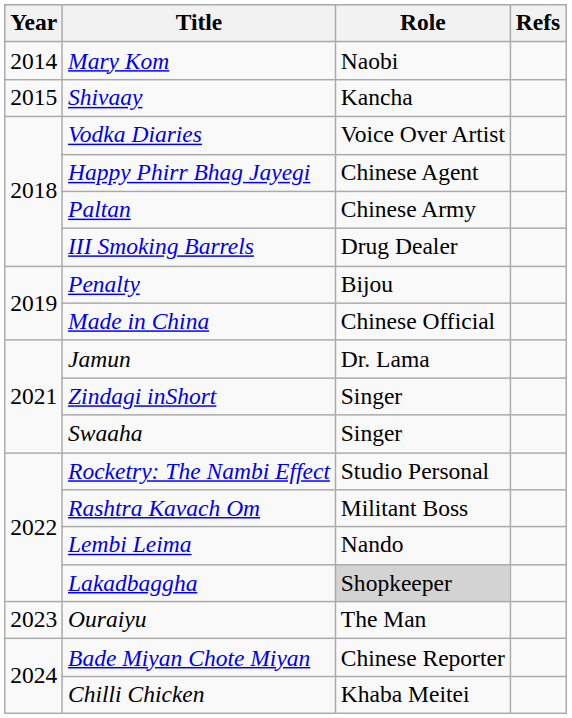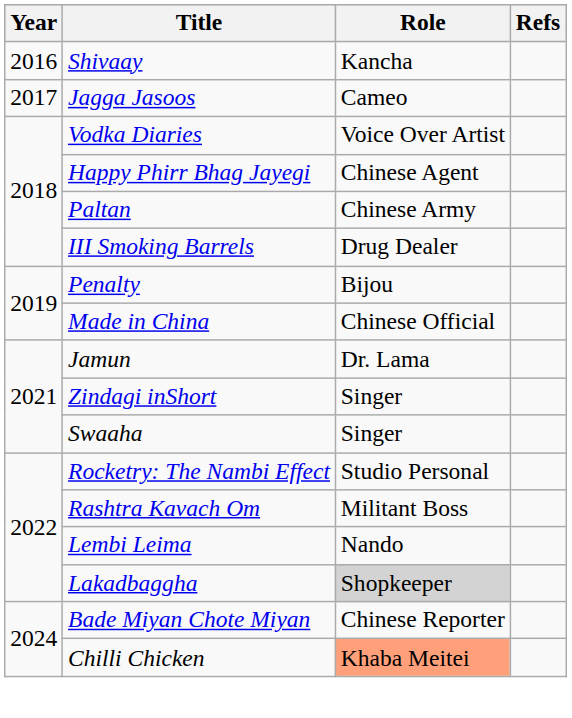- row: (119, 60)
(34, 97) 2015 -> (34, 60) 2016
+ row: (132, 97)
- row: (107, 619)
(405, 694) no background -> (405, 657) lightsalmon background
